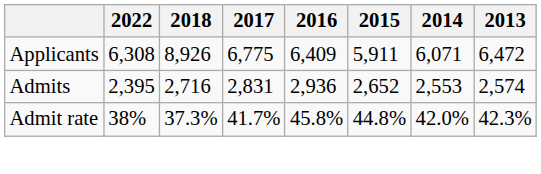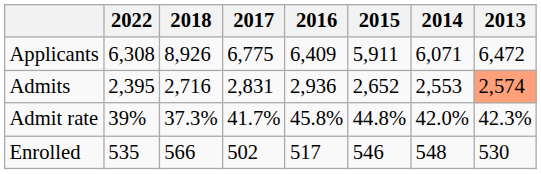(502, 86) no background -> (502, 86) lightsalmon background
(127, 119) 38% -> (127, 119) 39%
+ row: (45, 151)
